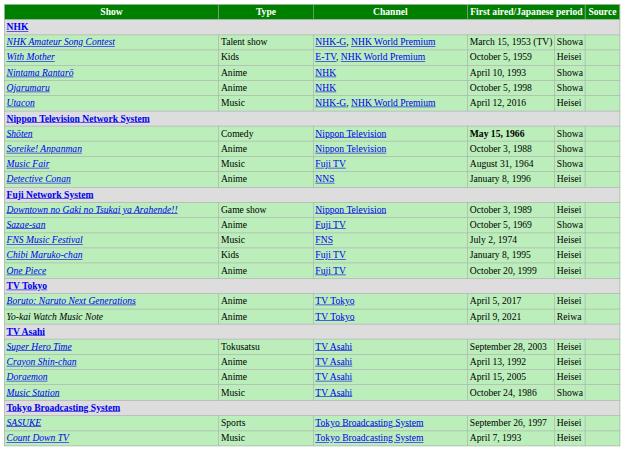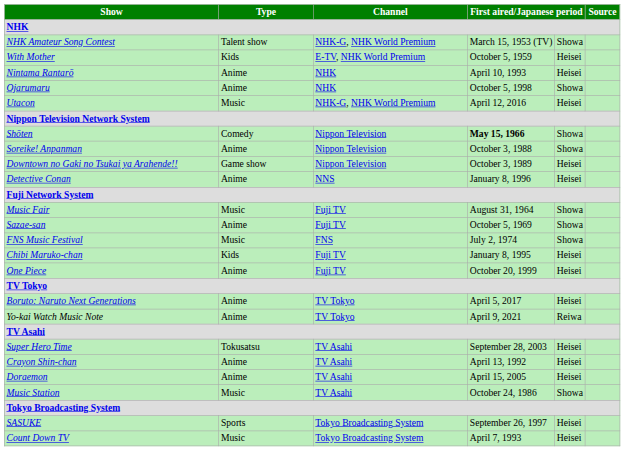(570, 73) Showa -> (569, 73) Heisei
rows swapped: (92, 210) <-> (28, 164)
(569, 240) Heisei -> (570, 240) Showa
